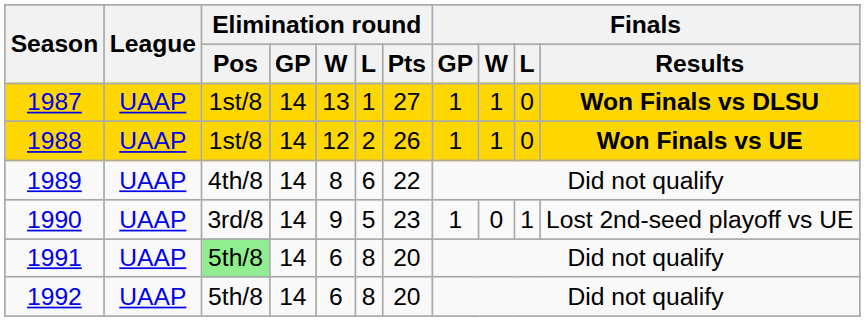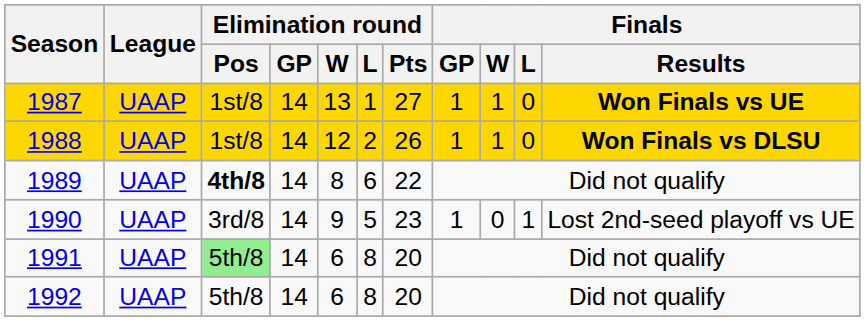(700, 103) Won Finals vs DLSU -> (701, 103) Won Finals vs UE
(700, 141) Won Finals vs UE -> (701, 141) Won Finals vs DLSU
(235, 180) normal -> (236, 180) bold
